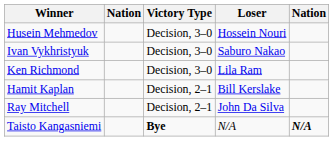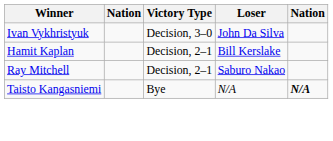- row: (52, 32)
(251, 51) Saburo Nakao -> (251, 32) John Da Silva
- row: (43, 70)
(251, 107) John Da Silva -> (251, 70) Saburo Nakao
(156, 126) bold -> (156, 88) normal
